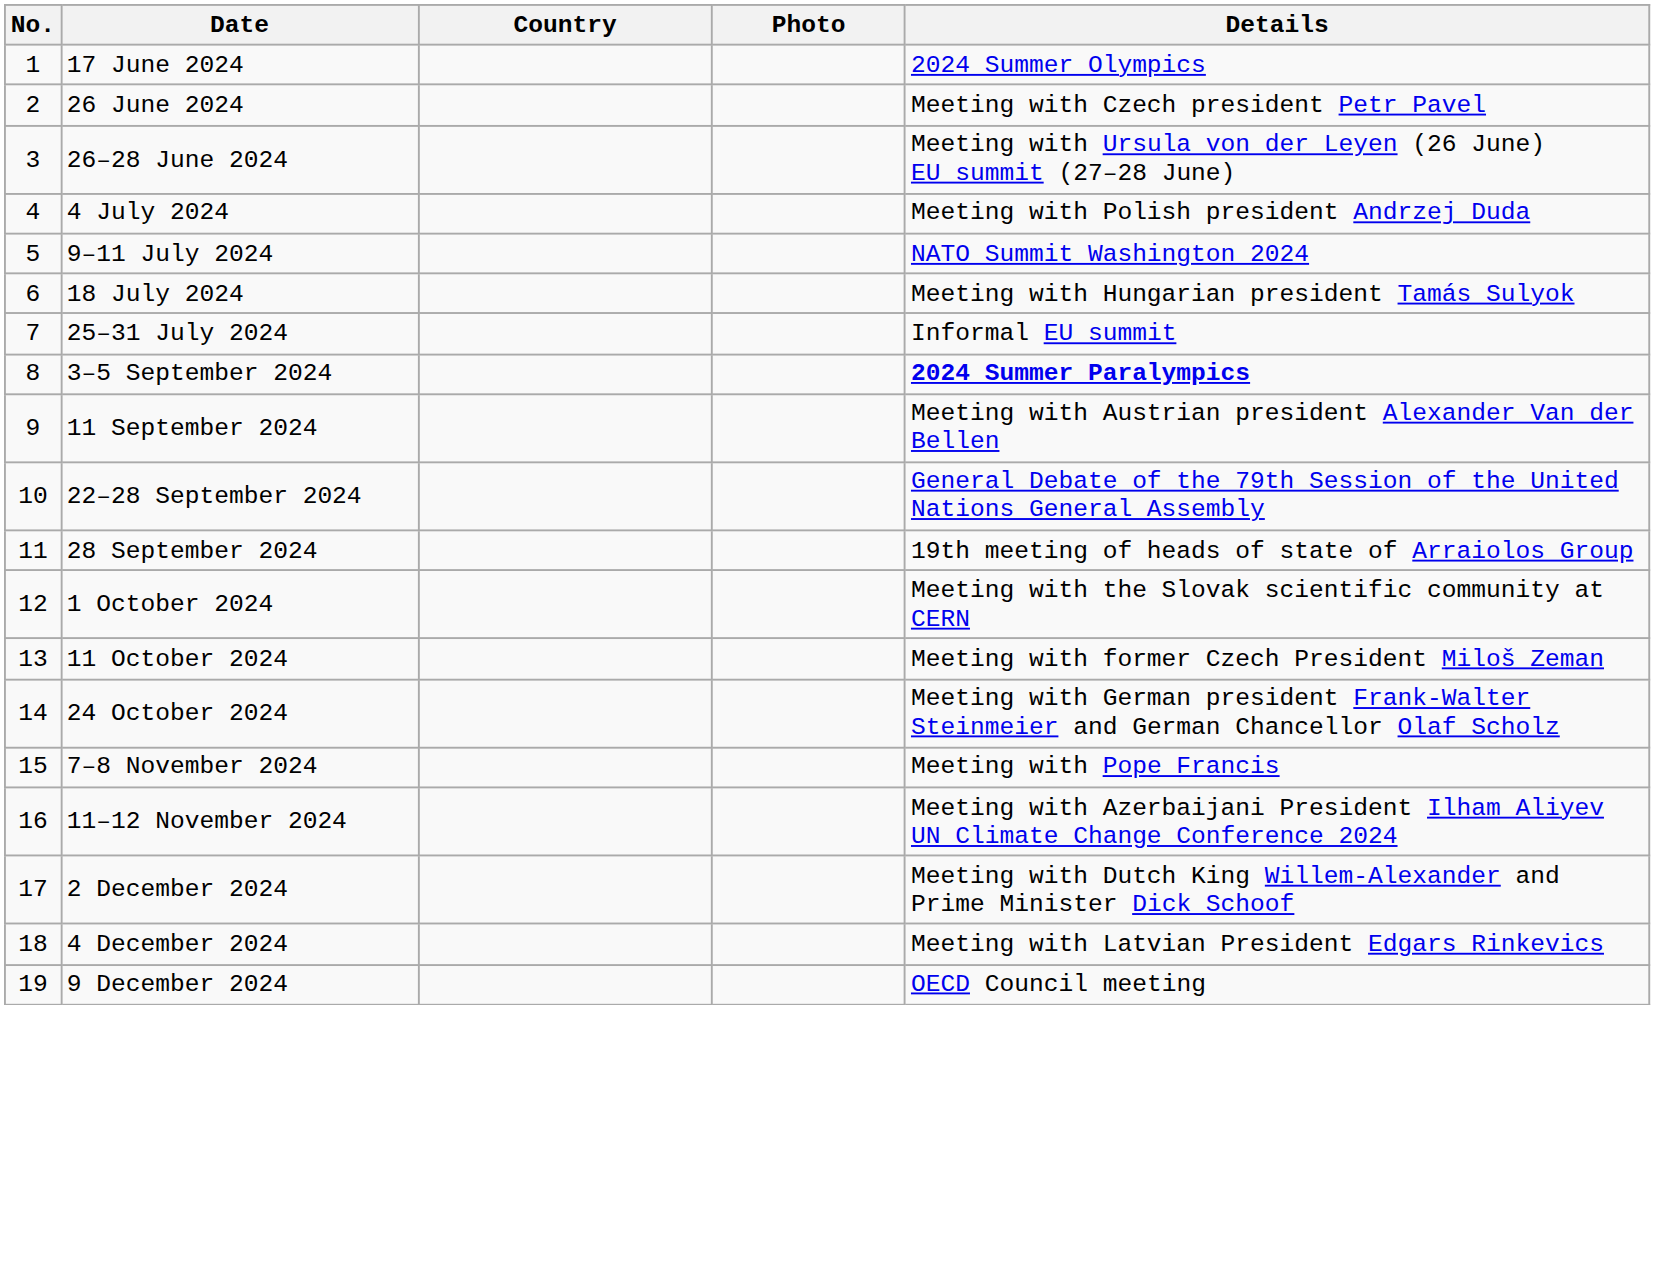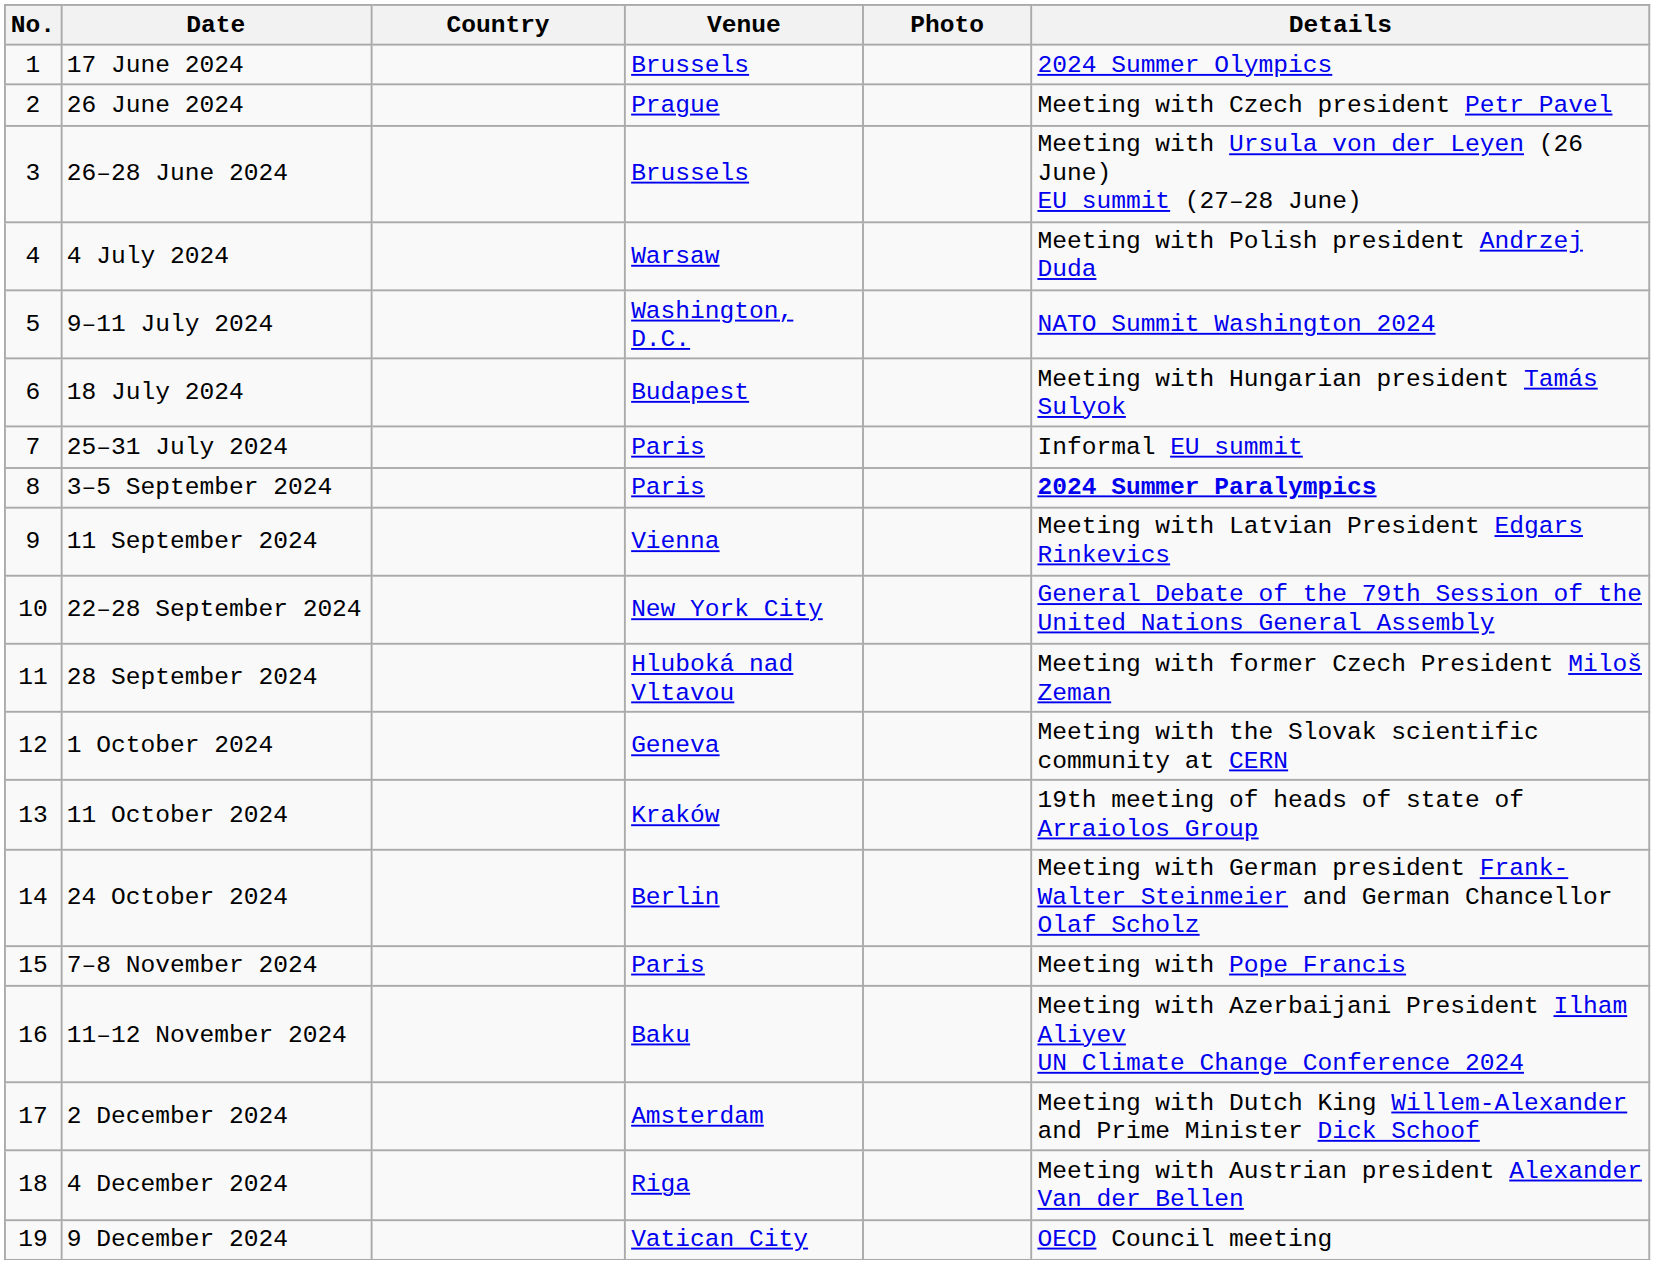+ column: (744, 25)
(1272, 428) Meeting with Austrian president Alexander Van der Bellen -> (1310, 541) Meeting with Latvian President Edgars Rinkevics
(1272, 551) 19th meeting of heads of state of Arraiolos Group -> (1340, 678) Meeting with former Czech President Miloš Zeman
(1257, 659) Meeting with former Czech President Miloš Zeman -> (1281, 815) 19th meeting of heads of state of Arraiolos Group
(1257, 944) Meeting with Latvian President Edgars Rinkevics -> (1340, 1185) Meeting with Austrian president Alexander Van der Bellen
